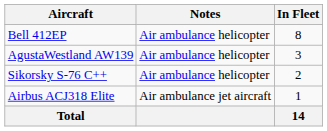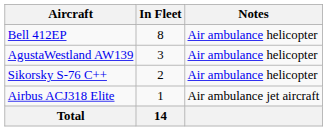columns swapped: (298, 14) <-> (205, 14)
